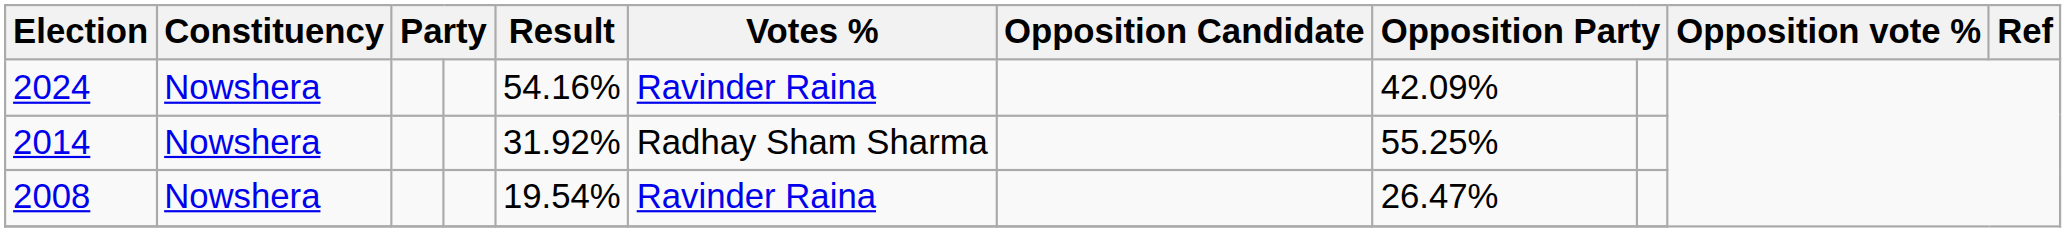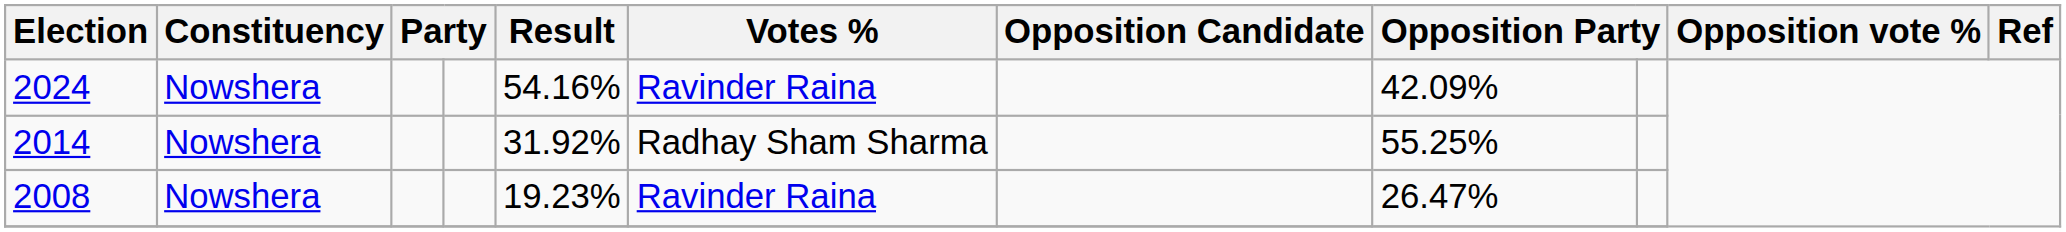(562, 197) 19.54% -> (562, 197) 19.23%
